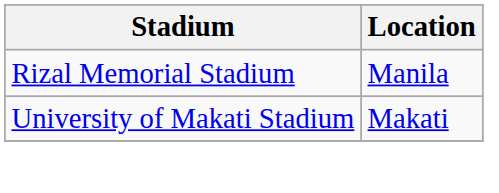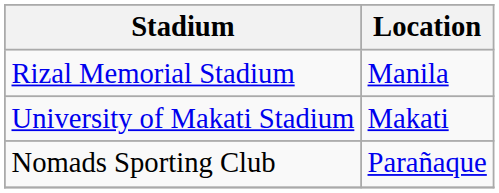+ row: (144, 163)
